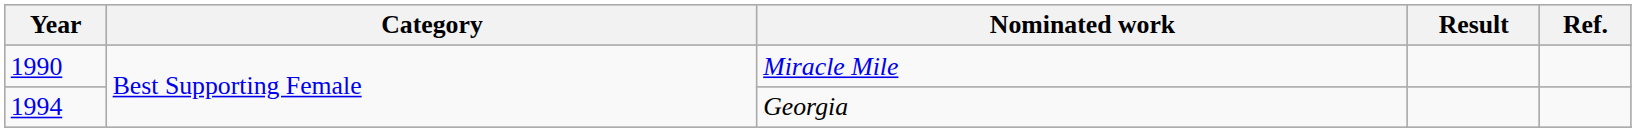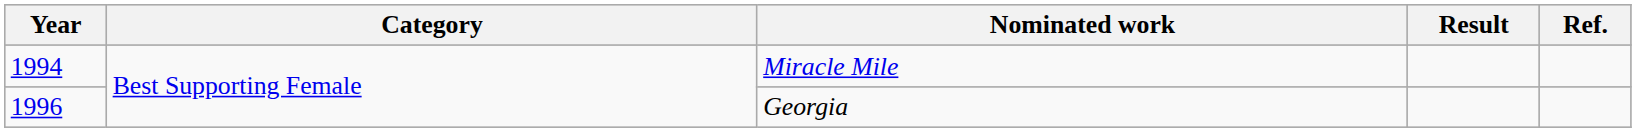(37, 65) 1990 -> (37, 65) 1994
(37, 106) 1994 -> (37, 106) 1996
